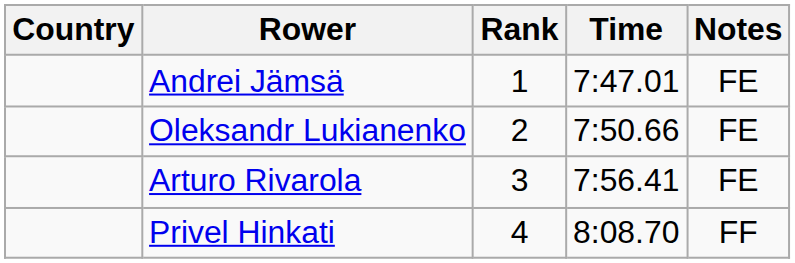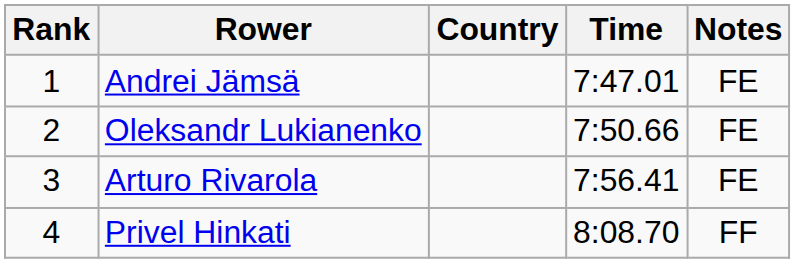columns swapped: (520, 29) <-> (73, 29)
